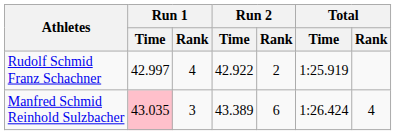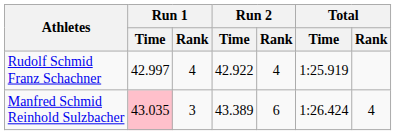(276, 70) 2 -> (276, 70) 4
